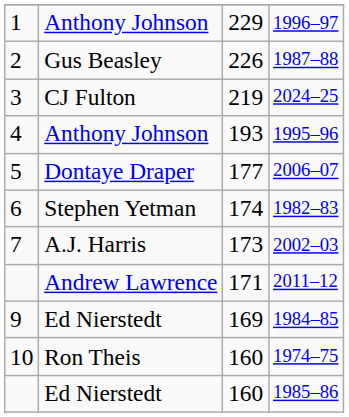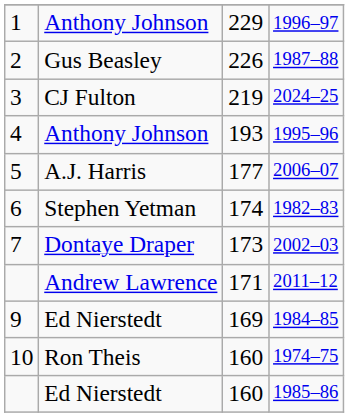(119, 171) Dontaye Draper -> (95, 171) A.J. Harris
(95, 245) A.J. Harris -> (119, 245) Dontaye Draper
